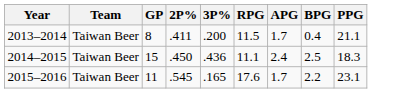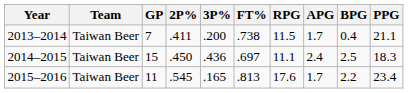+ column: (252, 14)
(148, 35) 8 -> (148, 35) 7
(349, 77) 23.1 -> (385, 77) 23.4
